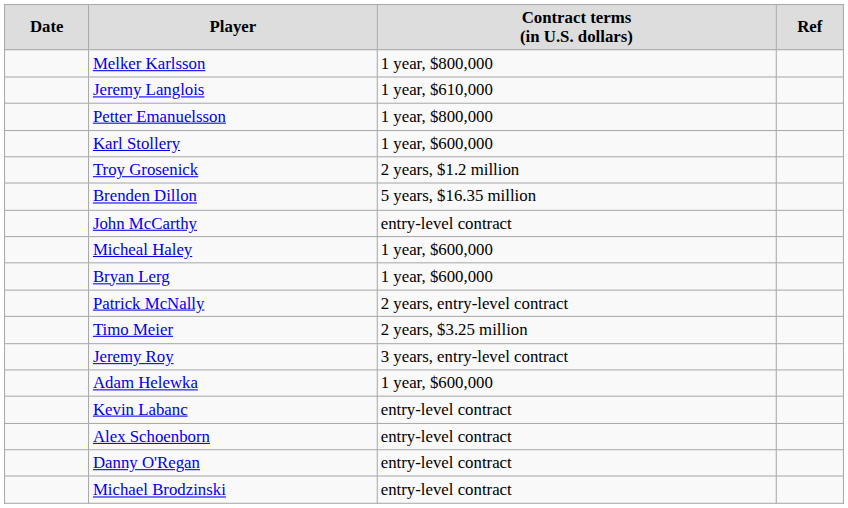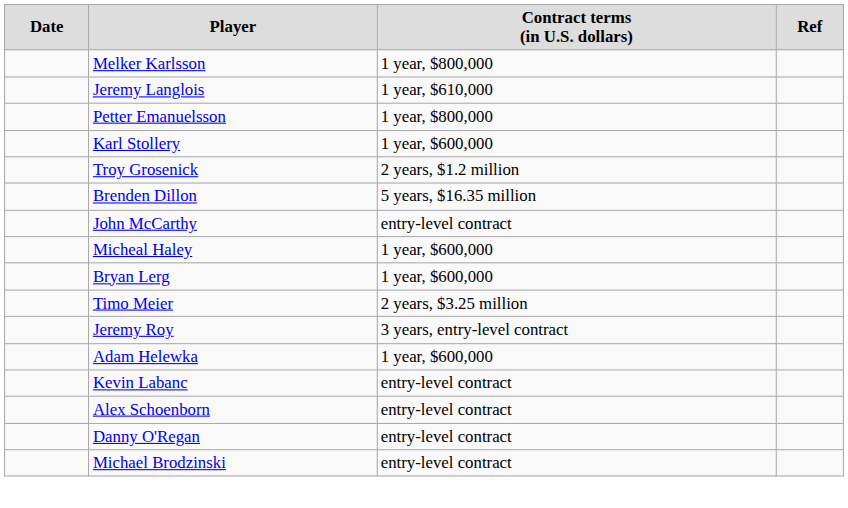- row: (149, 303)
